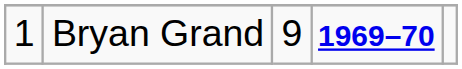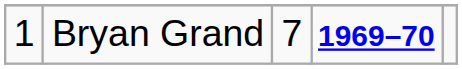(292, 34) 9 -> (292, 34) 7
